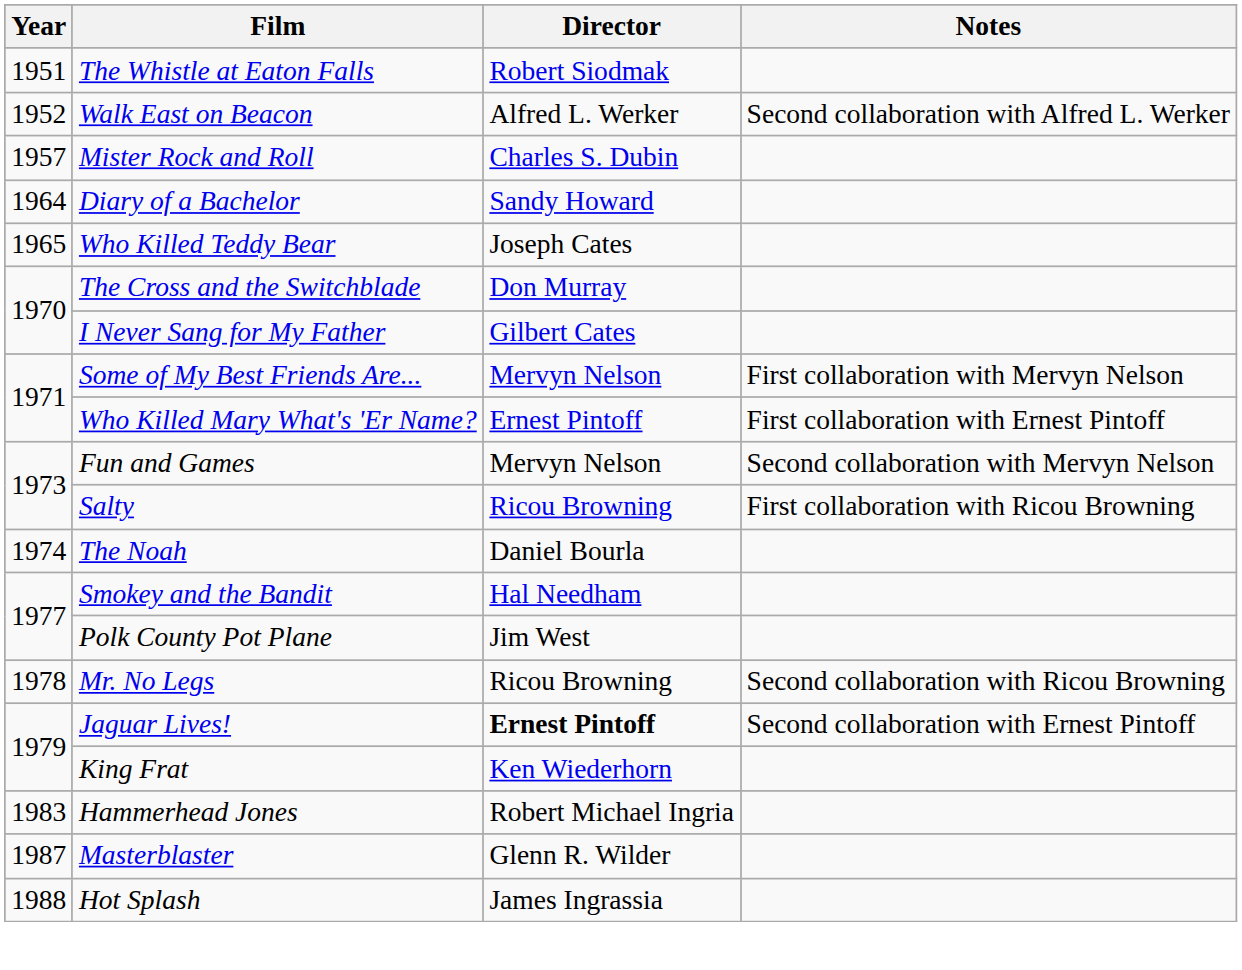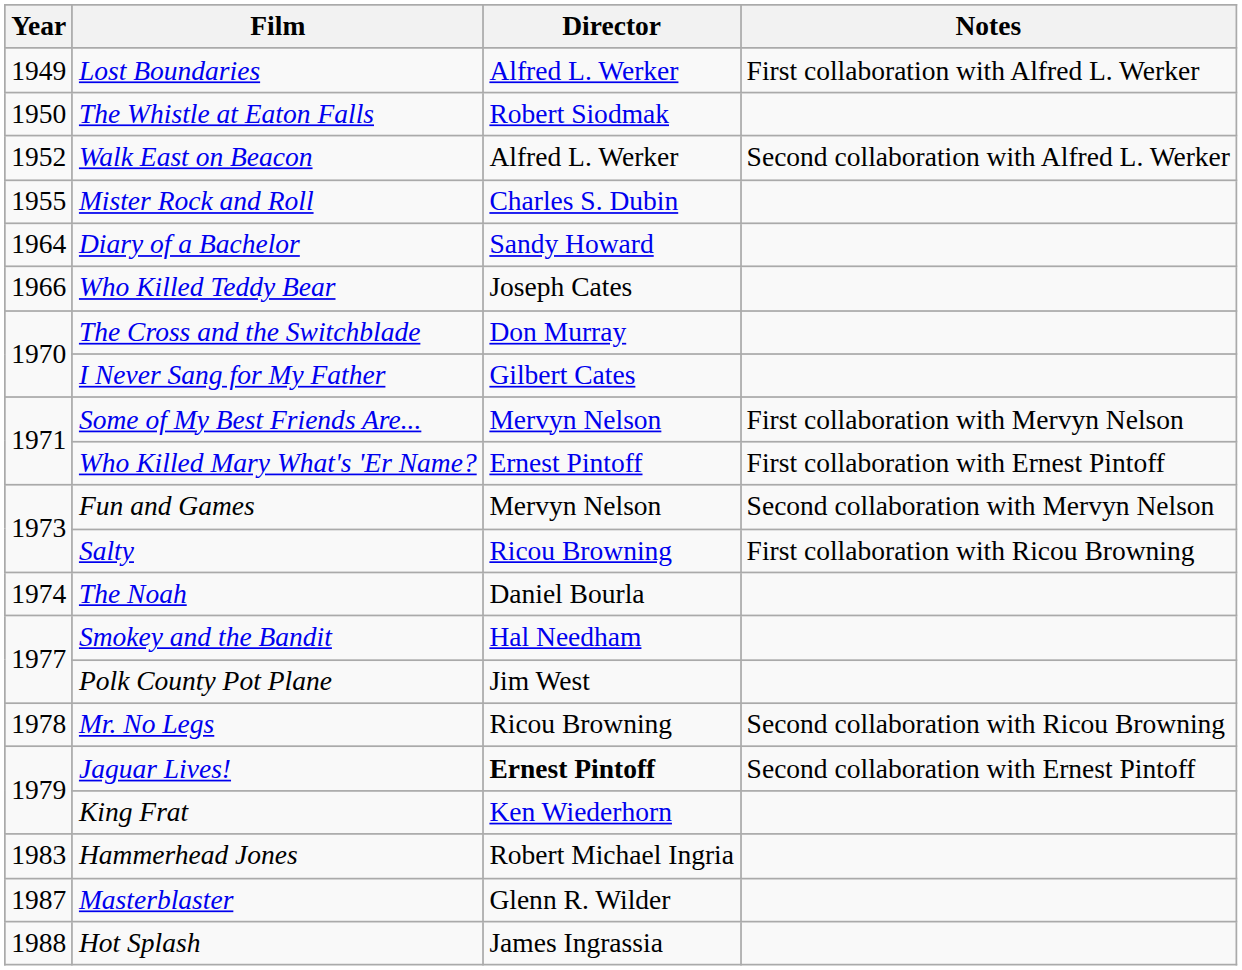+ row: (170, 69)
(39, 69) 1951 -> (39, 113) 1950
(39, 157) 1957 -> (39, 200) 1955
(39, 244) 1965 -> (39, 288) 1966
